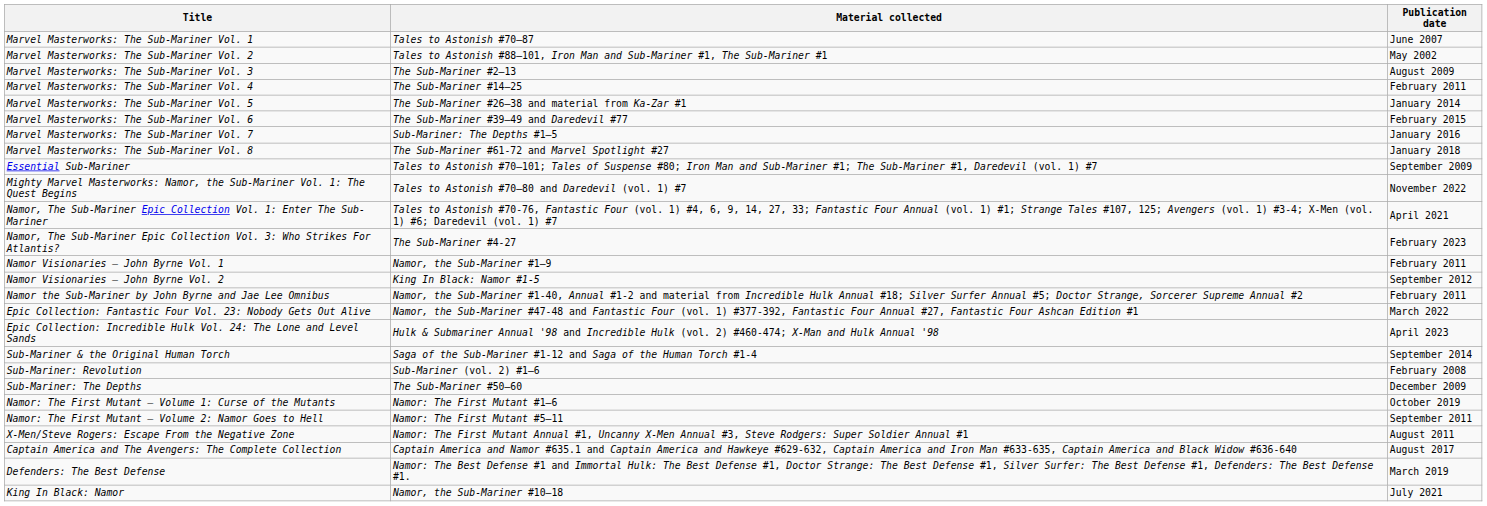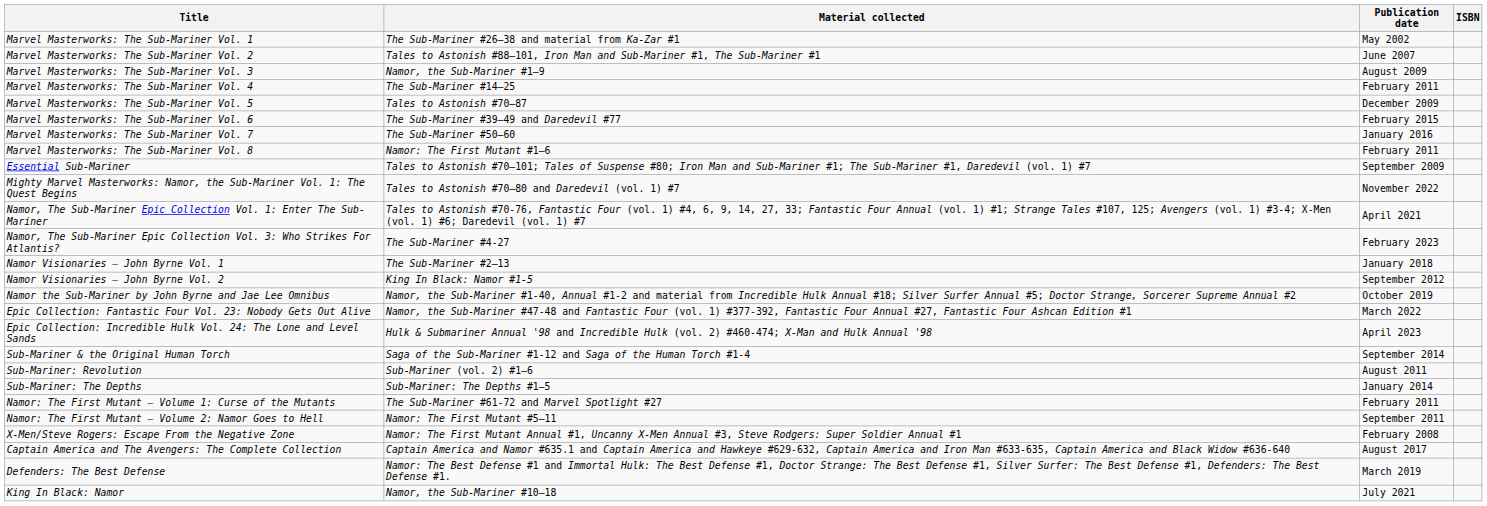+ column: (1468, 18)
(463, 39) Tales to Astonish #70–87 -> (533, 39) The Sub-Mariner #26–38 and material from Ka-Zar #1
(1416, 39) June 2007 -> (1386, 39) May 2002
(1413, 55) May 2002 -> (1389, 55) June 2007
(455, 71) The Sub-Mariner #2–13 -> (465, 71) Namor, the Sub-Mariner #1–9
(540, 103) The Sub-Mariner #26–38 and material from Ka-Zar #1 -> (457, 103) Tales to Astonish #70–87
(1425, 103) January 2014 -> (1400, 103) December 2009
(475, 135) Sub-Mariner: The Depths #1–5 -> (451, 135) The Sub-Mariner #50–60
(531, 151) The Sub-Mariner #61-72 and Marvel Spotlight #27 -> (468, 151) Namor: The First Mutant #1–6
(1425, 151) January 2018 -> (1400, 151) February 2011
(472, 264) Namor, the Sub-Mariner #1–9 -> (448, 264) The Sub-Mariner #2–13
(1428, 264) February 2011 -> (1398, 264) January 2018
(1428, 296) February 2011 -> (1398, 296) October 2019
(1428, 370) February 2008 -> (1395, 370) August 2011
(458, 386) The Sub-Mariner #50–60 -> (468, 386) Sub-Mariner: The Depths #1–5
(1428, 386) December 2009 -> (1398, 386) January 2014
(475, 402) Namor: The First Mutant #1–6 -> (524, 402) The Sub-Mariner #61-72 and Marvel Spotlight #27
(1425, 402) October 2019 -> (1400, 402) February 2011
(1422, 434) August 2011 -> (1400, 434) February 2008
